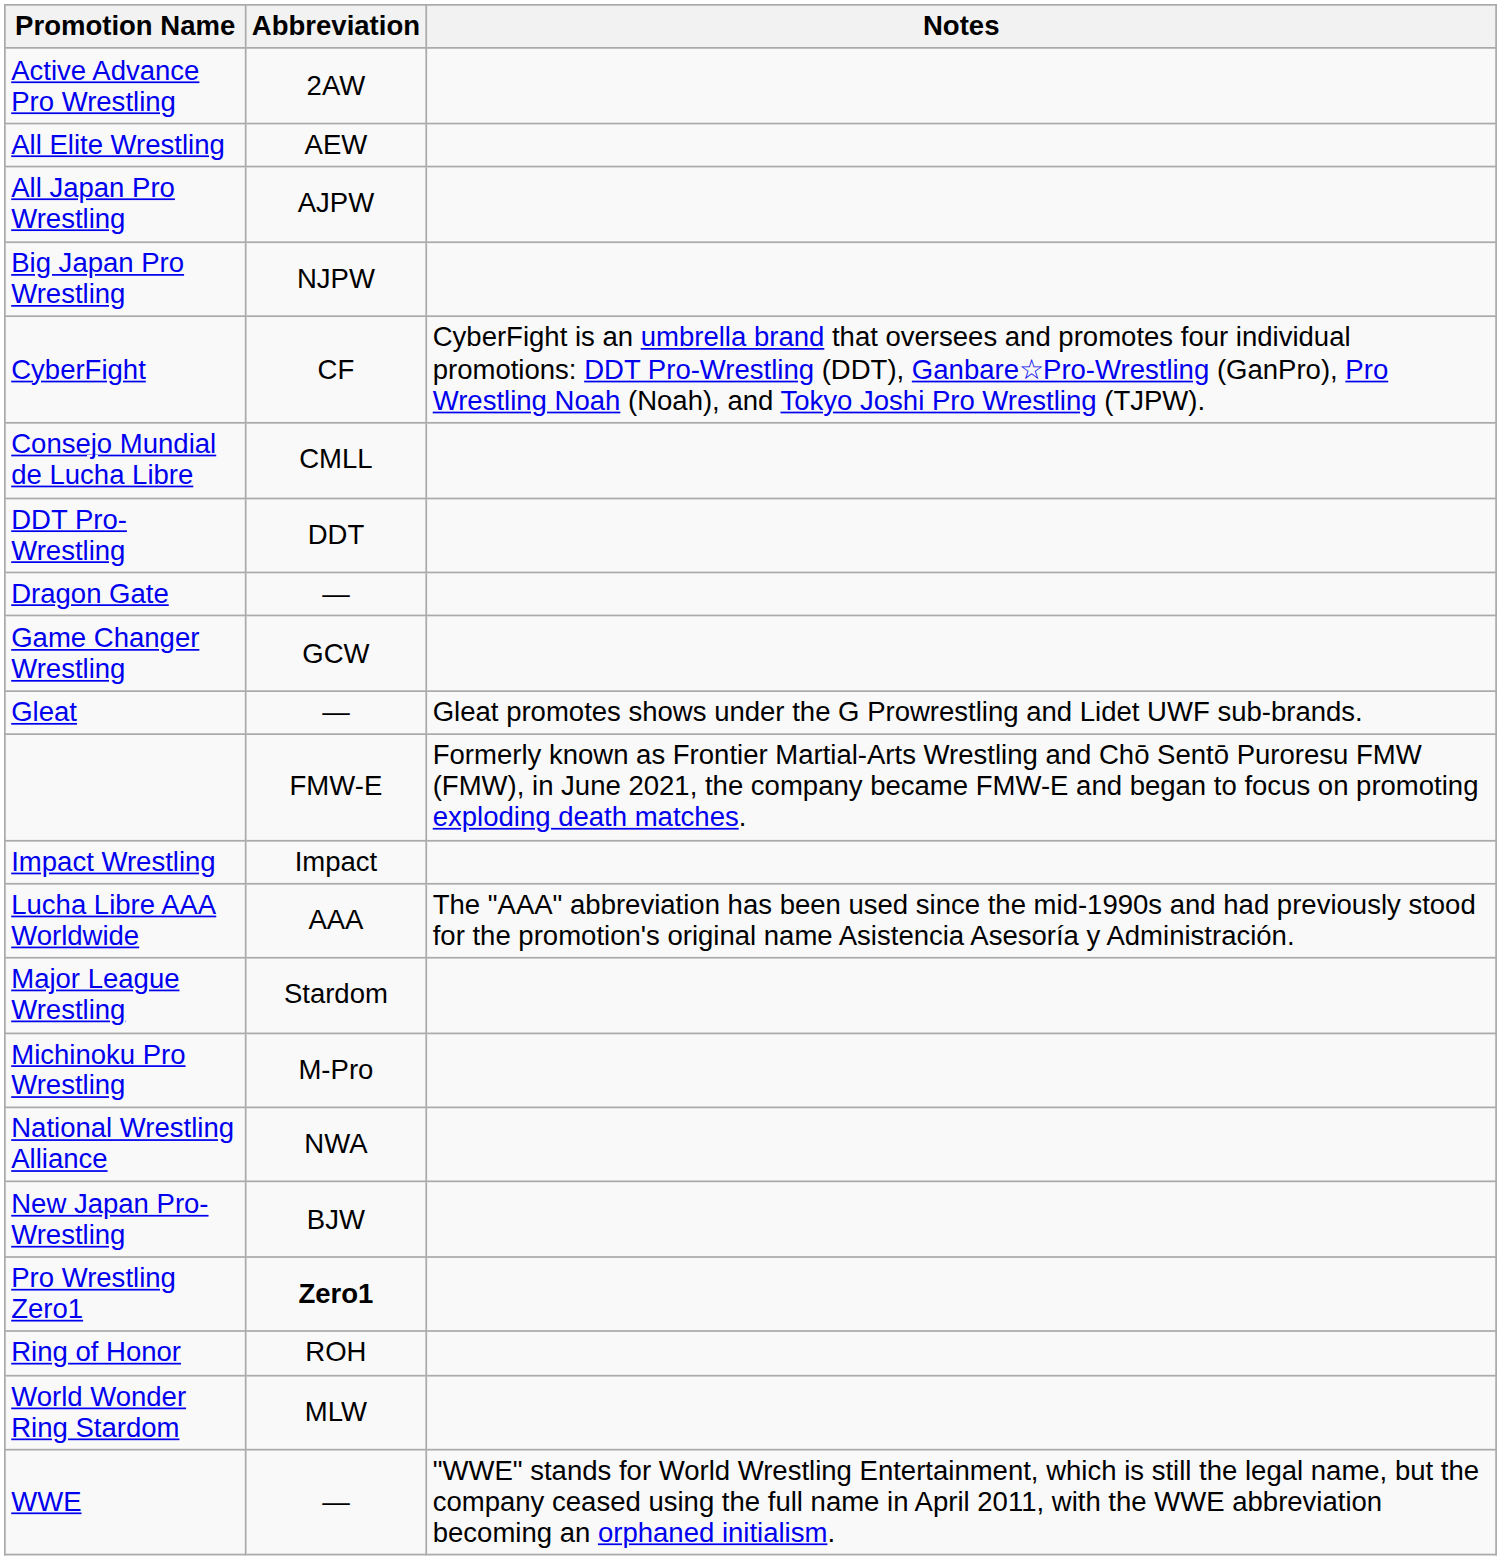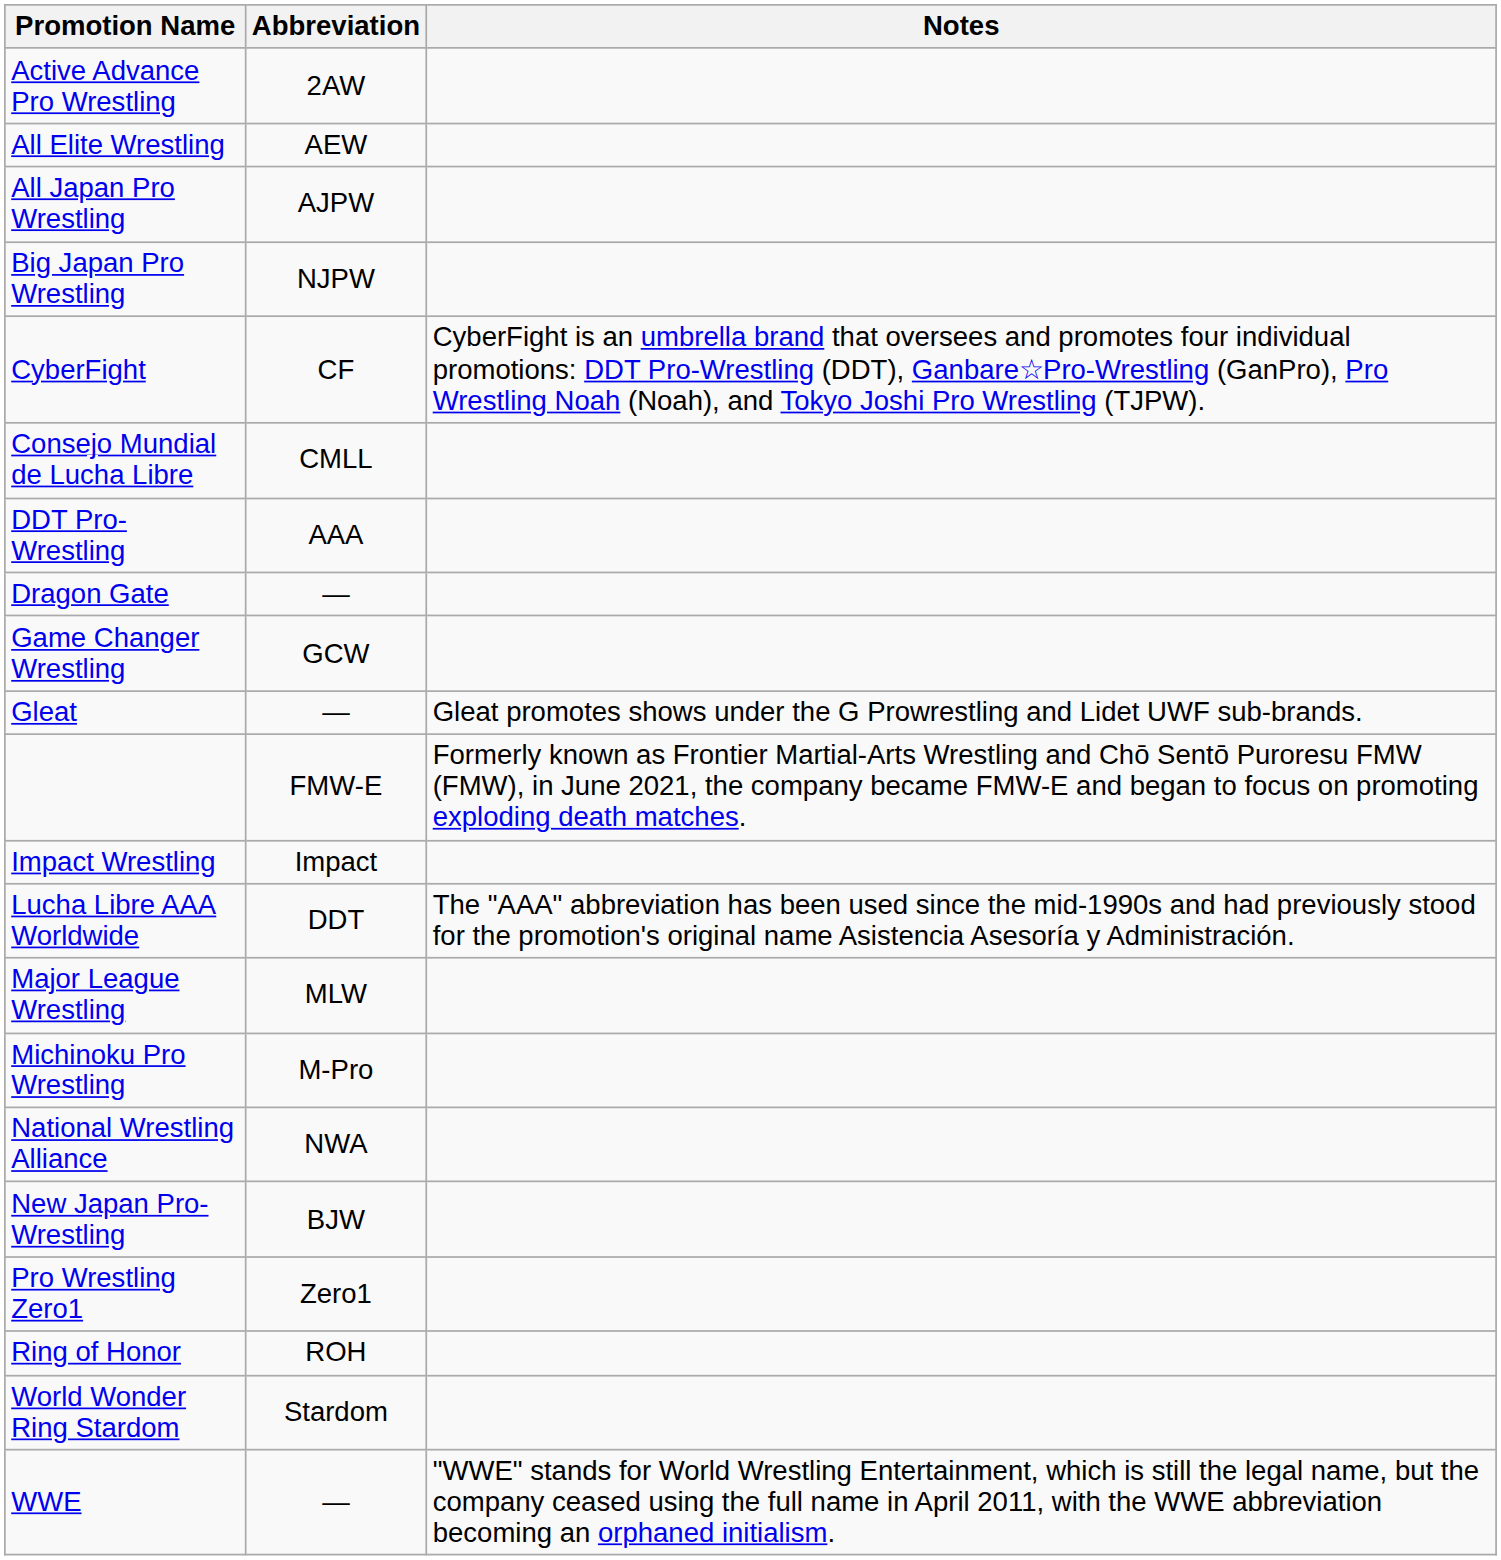(336, 534) DDT -> (336, 534) AAA
(336, 920) AAA -> (336, 920) DDT
(336, 995) Stardom -> (336, 995) MLW
(336, 1293) bold -> (336, 1293) normal
(336, 1411) MLW -> (336, 1411) Stardom
